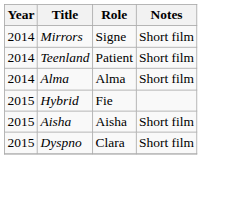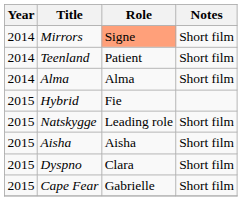(111, 36) no background -> (120, 36) lightsalmon background
+ row: (69, 121)
+ row: (70, 185)
